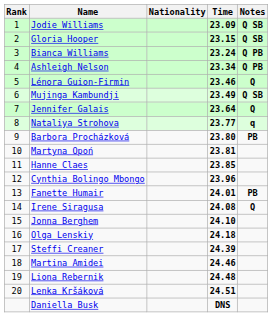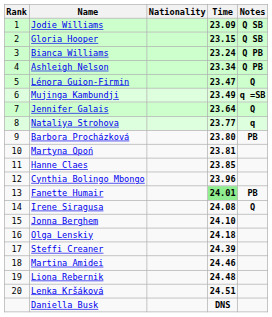(223, 81) 23.46 -> (223, 81) 23.47
(253, 95) Q SB -> (253, 95) q =SB
(223, 193) no background -> (223, 193) lightgreen background
